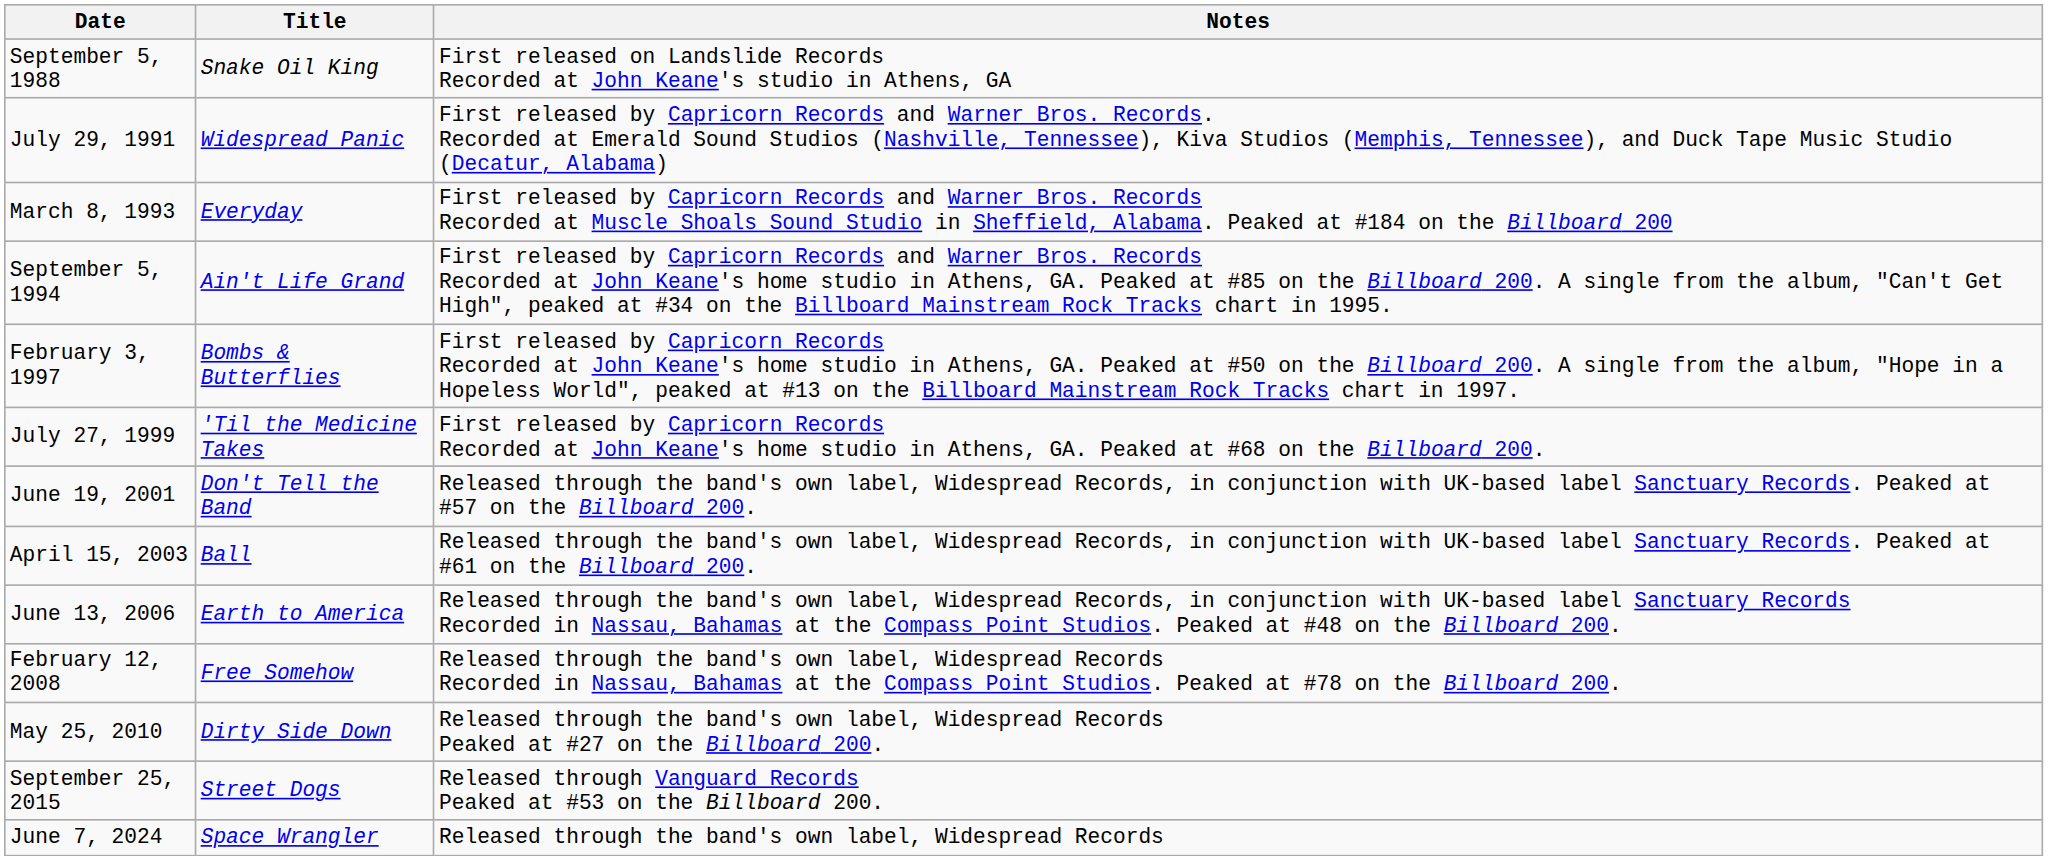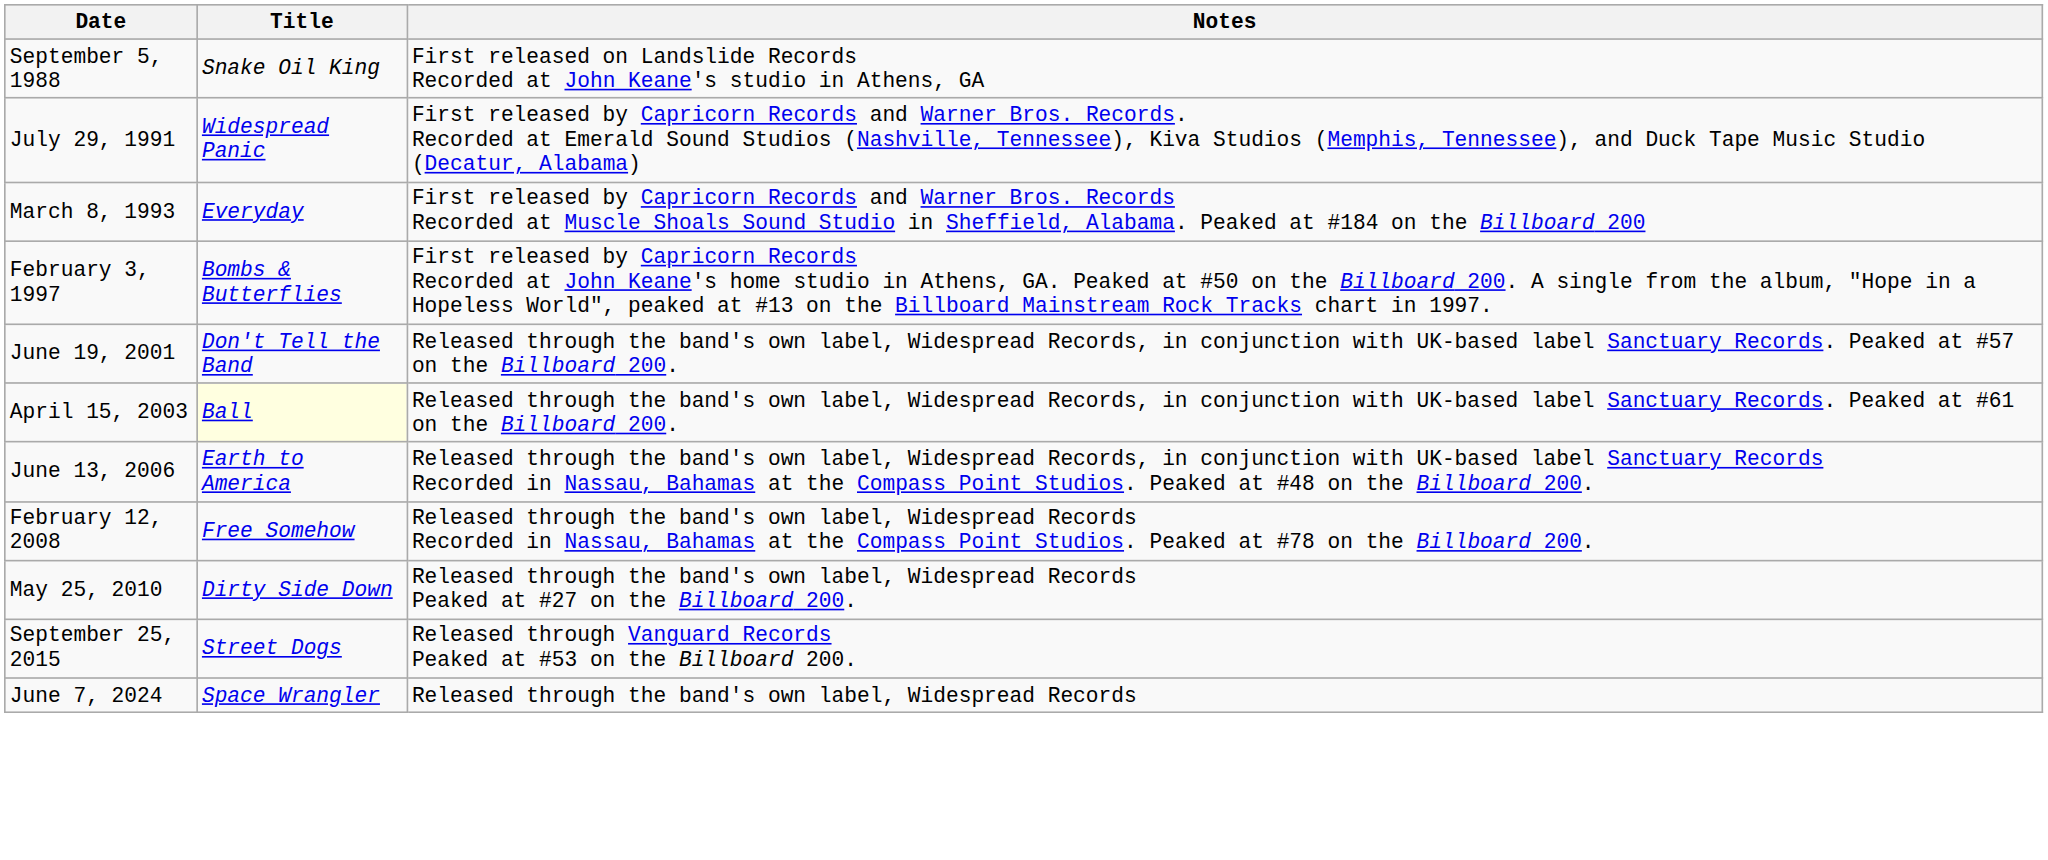- row: (86, 282)
- row: (93, 437)
(226, 555) no background -> (227, 413) lightyellow background
